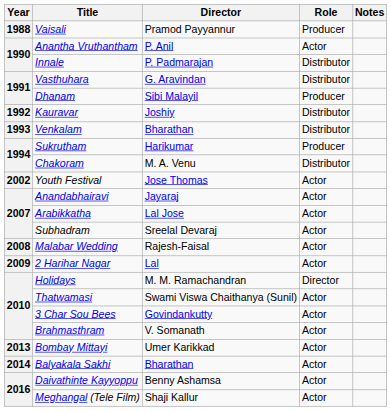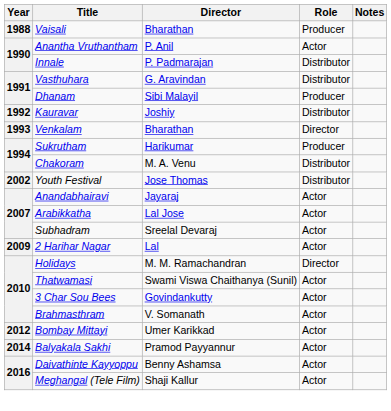(190, 29) Pramod Payyannur -> (169, 29) Bharathan
(326, 130) Distributor -> (320, 130) Director
(314, 180) Actor -> (326, 180) Distributor
- row: (76, 247)
(19, 347) 2013 -> (19, 331) 2012
(169, 364) Bharathan -> (190, 347) Pramod Payyannur
